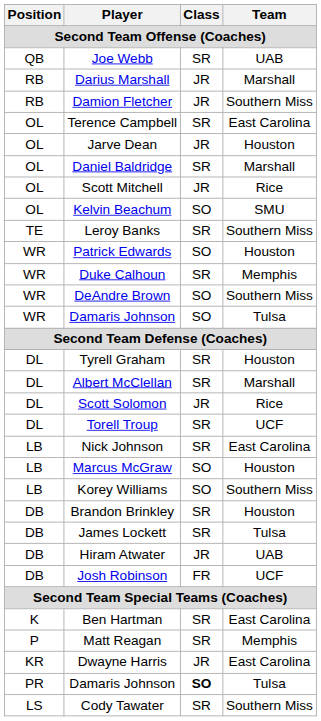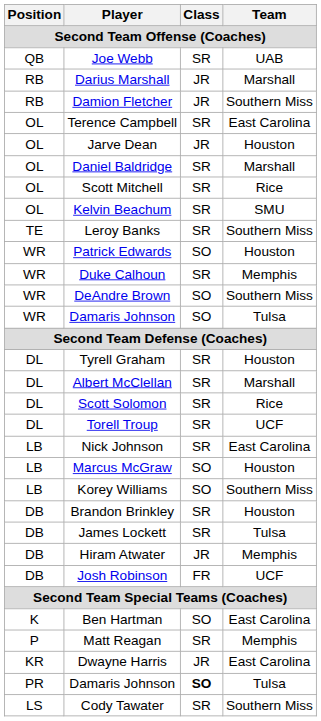(201, 187) JR -> (201, 187) SR
(201, 209) SO -> (201, 209) SR
(201, 403) JR -> (201, 403) SR
(269, 554) UAB -> (269, 554) Memphis
(201, 619) SR -> (201, 619) SO
